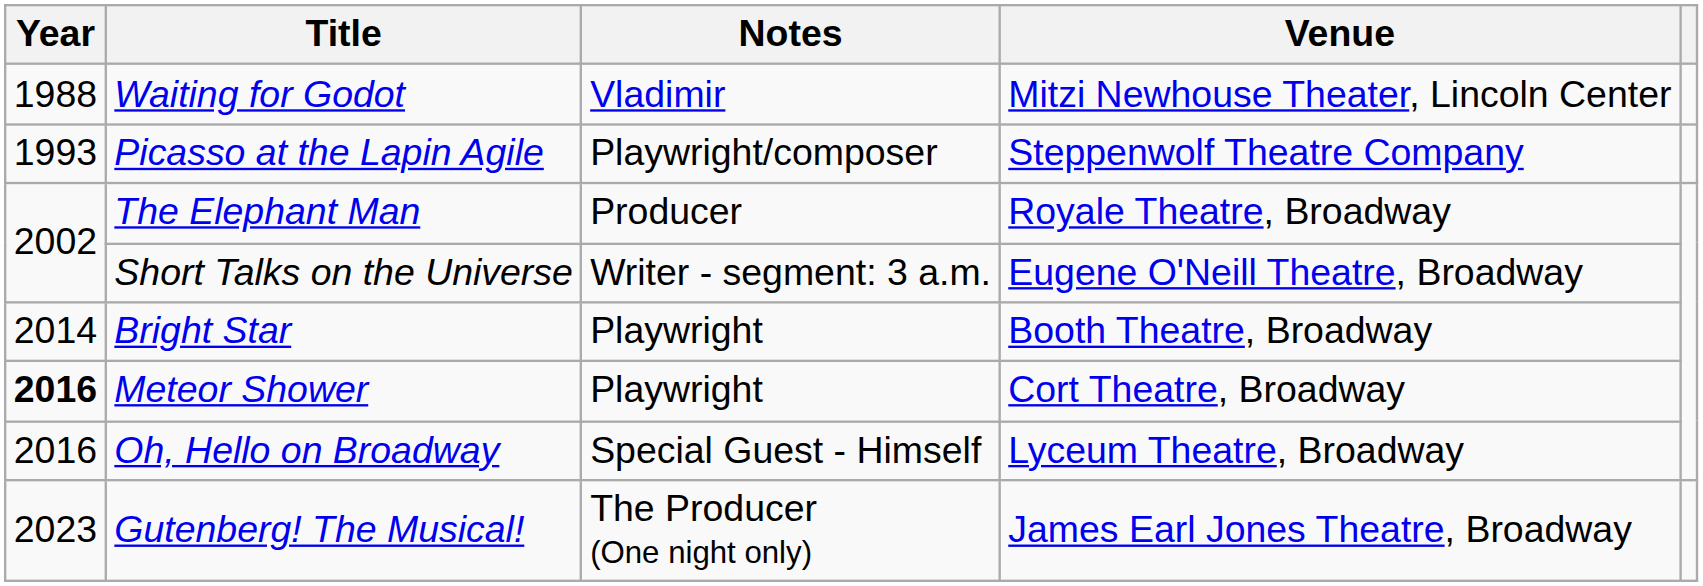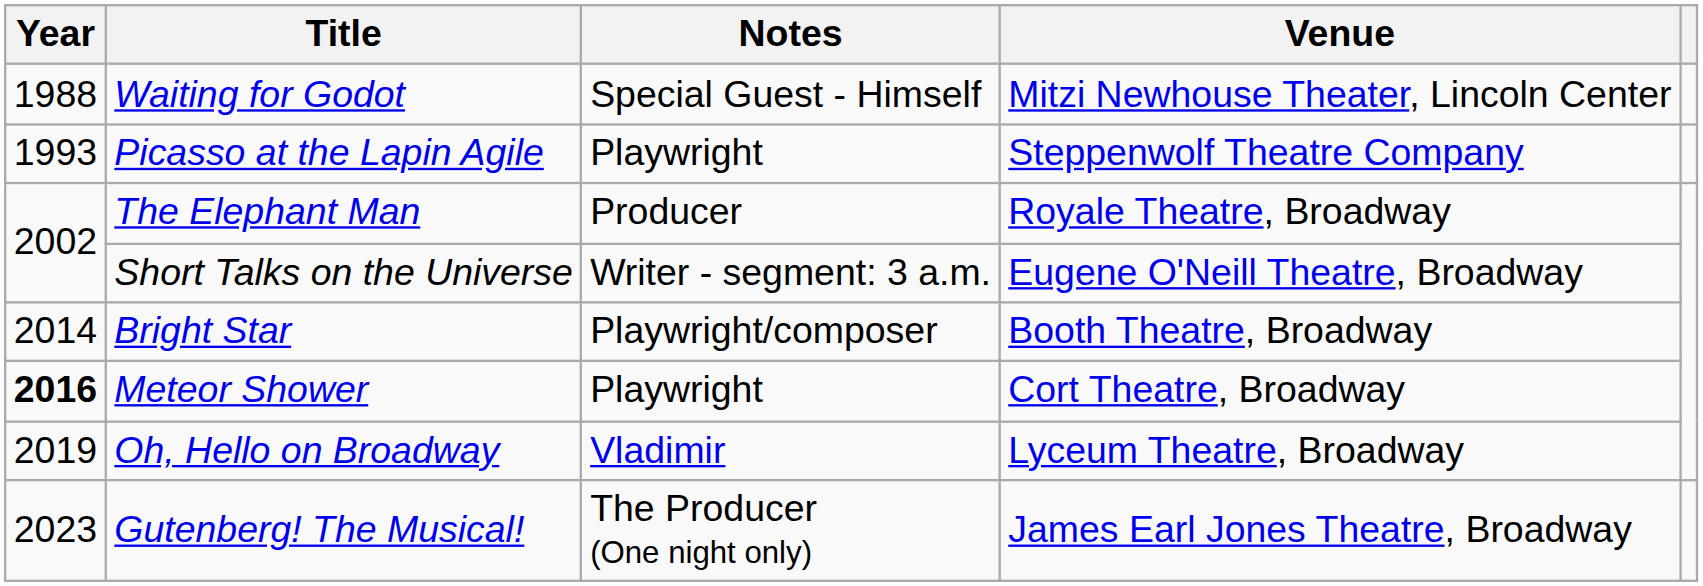(658, 93) Vladimir -> (786, 93) Special Guest - Himself
(764, 152) Playwright/composer -> (676, 152) Playwright
(676, 331) Playwright -> (764, 331) Playwright/composer
(55, 449) 2016 -> (55, 449) 2019
(786, 449) Special Guest - Himself -> (658, 449) Vladimir
